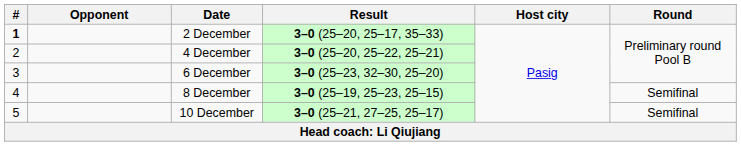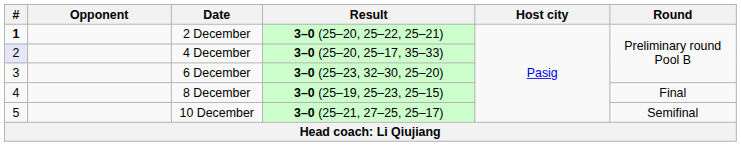(369, 34) 3–0 (25–20, 25–17, 35–33) -> (369, 34) 3–0 (25–20, 25–22, 25–21)
(16, 54) no background -> (16, 54) lavender background
(369, 54) 3–0 (25–20, 25–22, 25–21) -> (369, 54) 3–0 (25–20, 25–17, 35–33)
(673, 93) Semifinal -> (673, 93) Final
